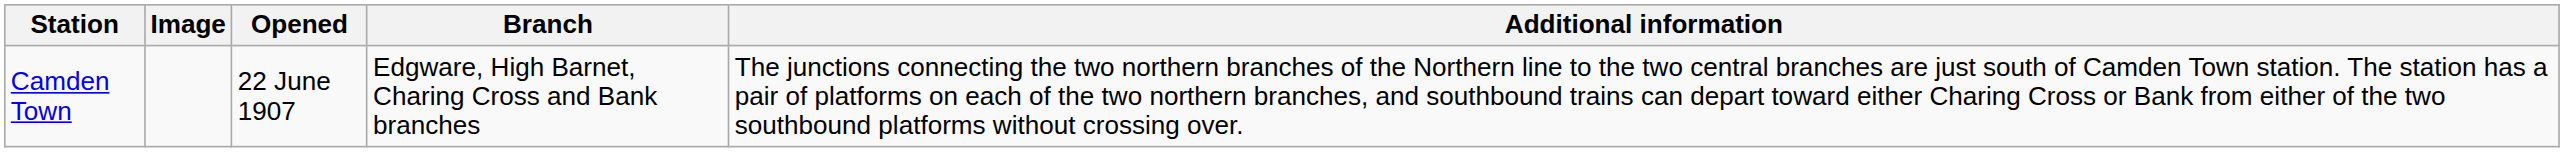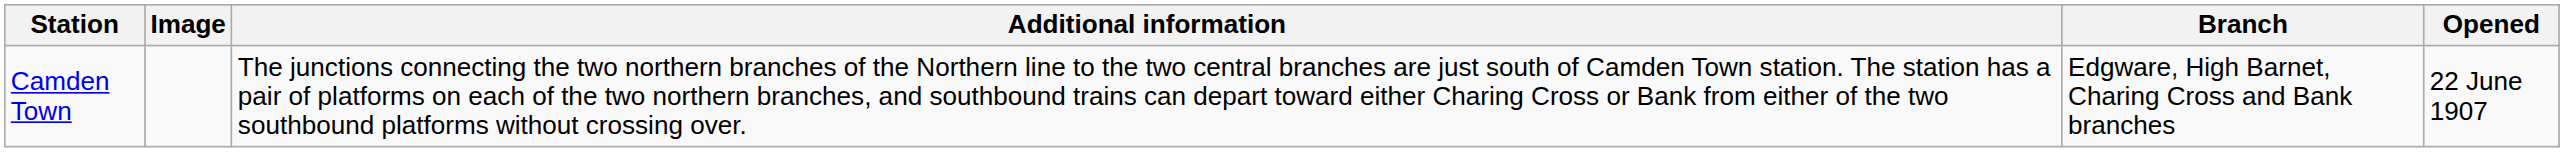columns swapped: (299, 25) <-> (1644, 25)
